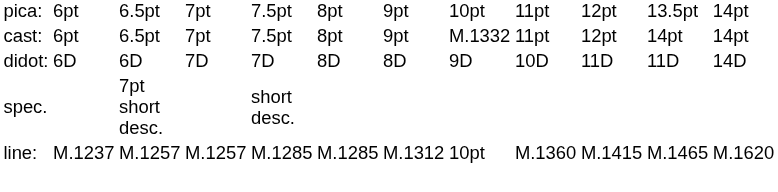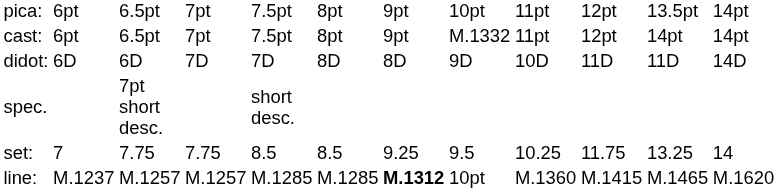+ row: (18, 153)
(414, 153) normal -> (414, 178) bold
